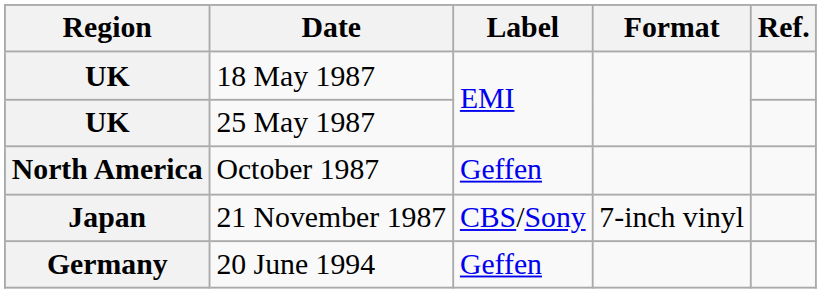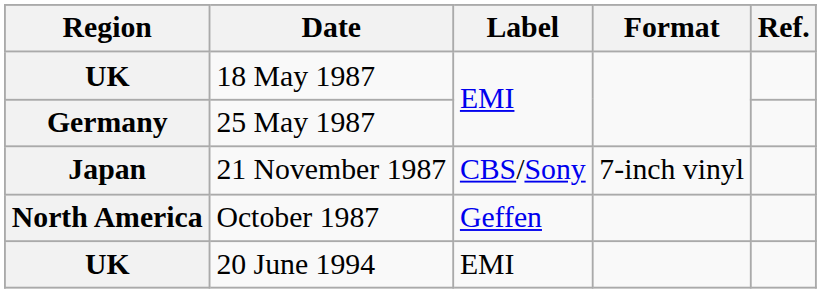(107, 122) UK -> (107, 122) Germany
rows swapped: (298, 169) <-> (331, 216)
(107, 264) Germany -> (107, 264) UK
(501, 264) Geffen -> (487, 264) EMI
